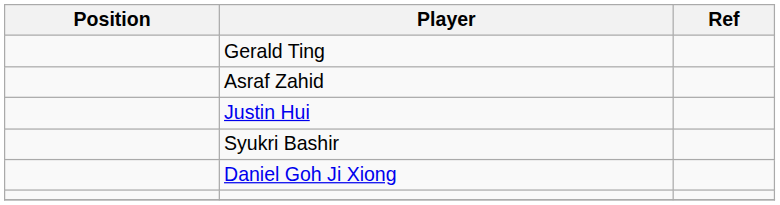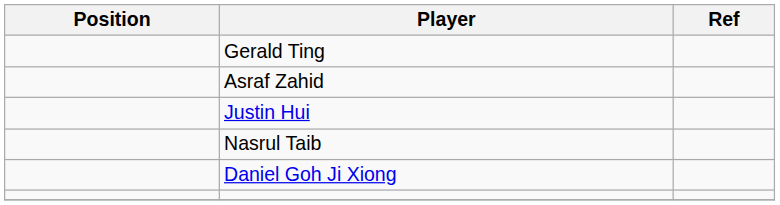+ row: (112, 144)
- row: (112, 144)
